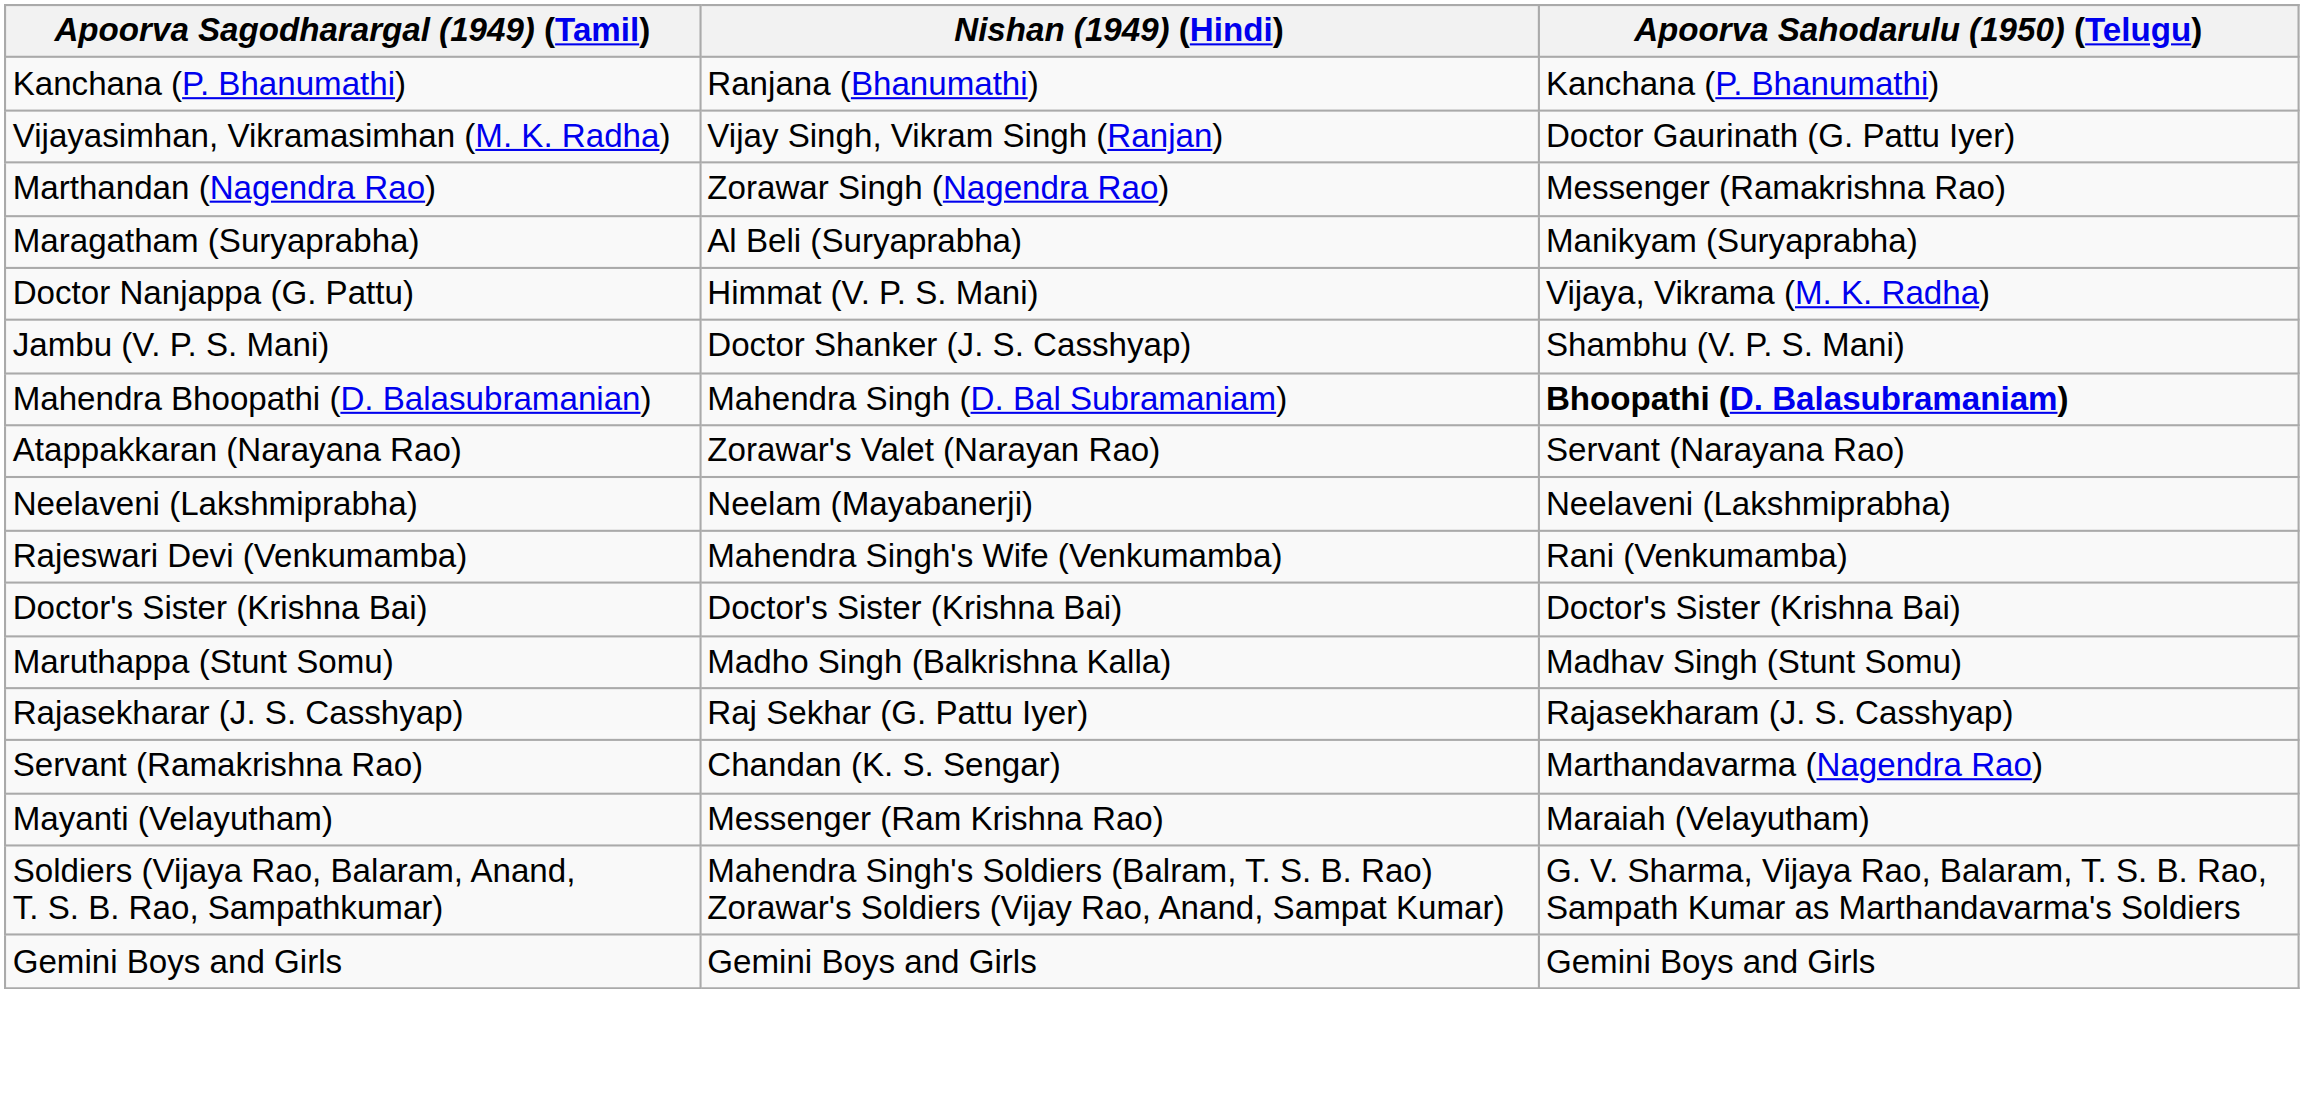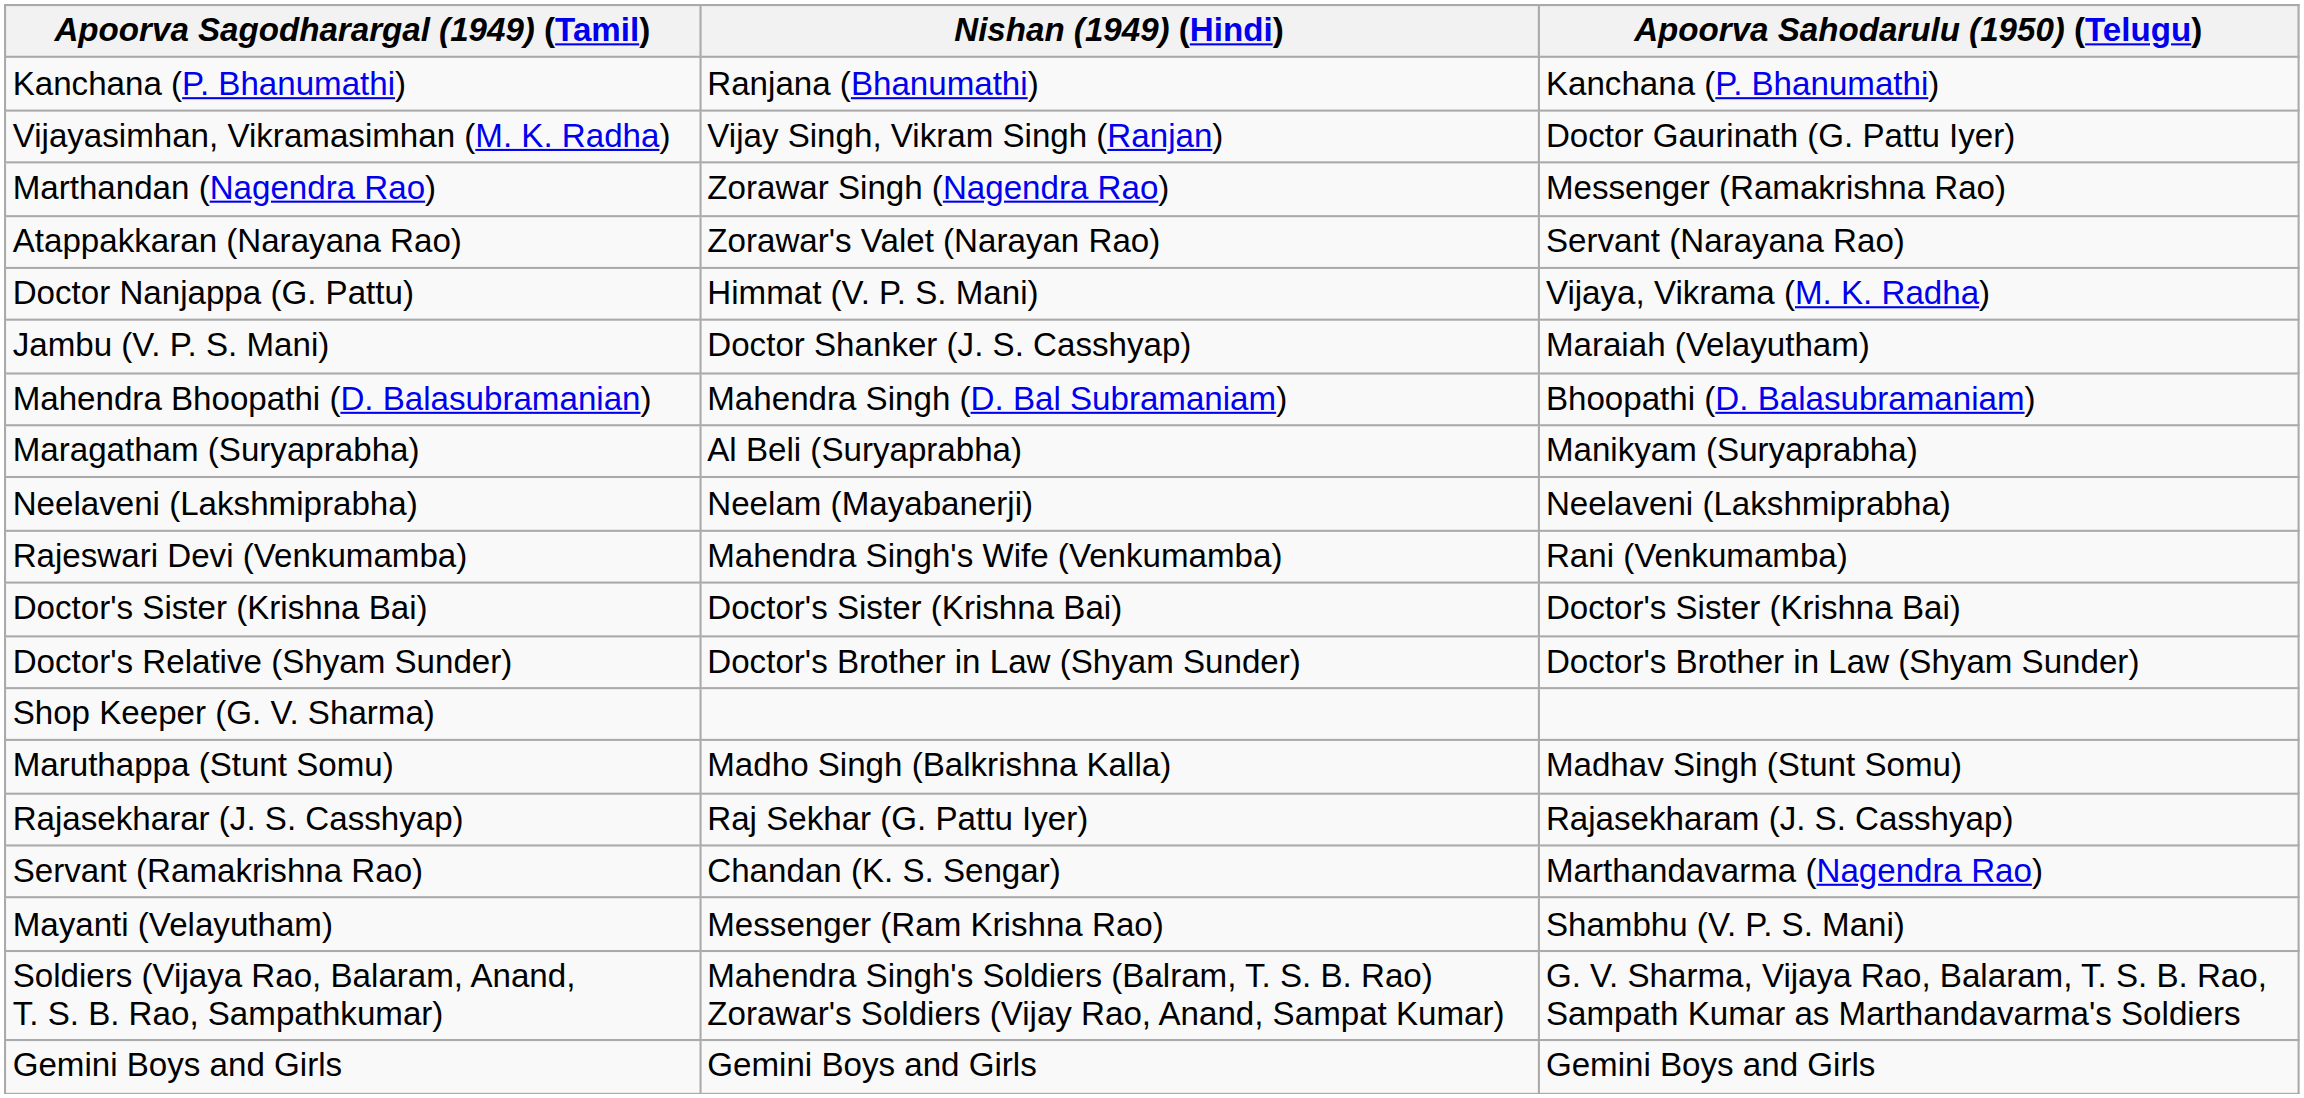rows swapped: (237, 450) <-> (216, 240)
(1725, 345) Shambhu (V. P. S. Mani) -> (1708, 345) Maraiah (Velayutham)
(1807, 398) bold -> (1791, 398) normal
+ row: (262, 661)
+ row: (224, 713)
(1708, 818) Maraiah (Velayutham) -> (1725, 923) Shambhu (V. P. S. Mani)
